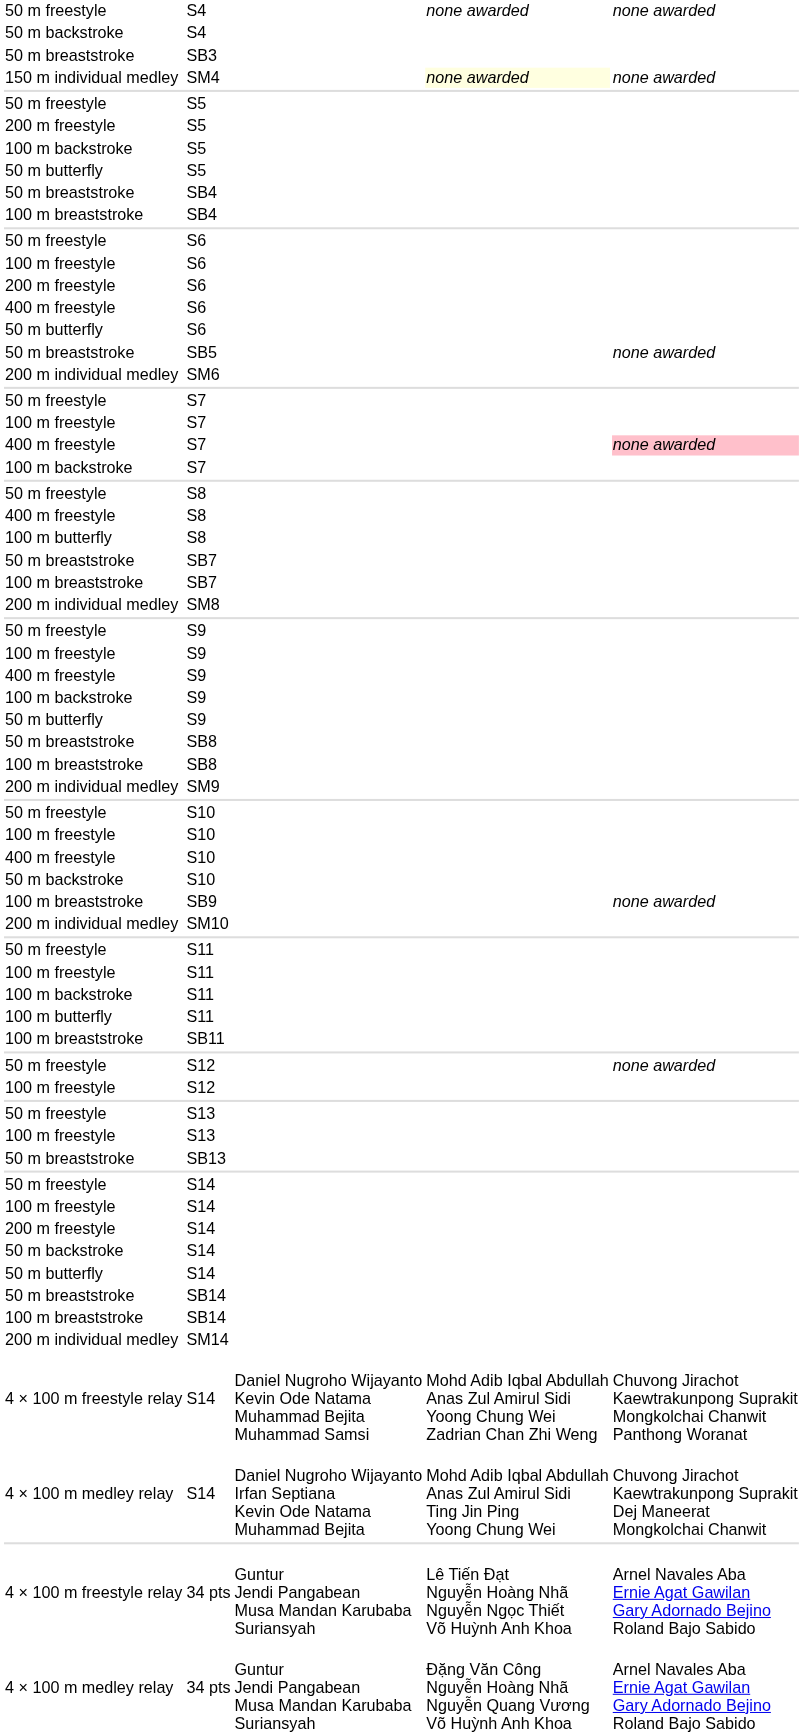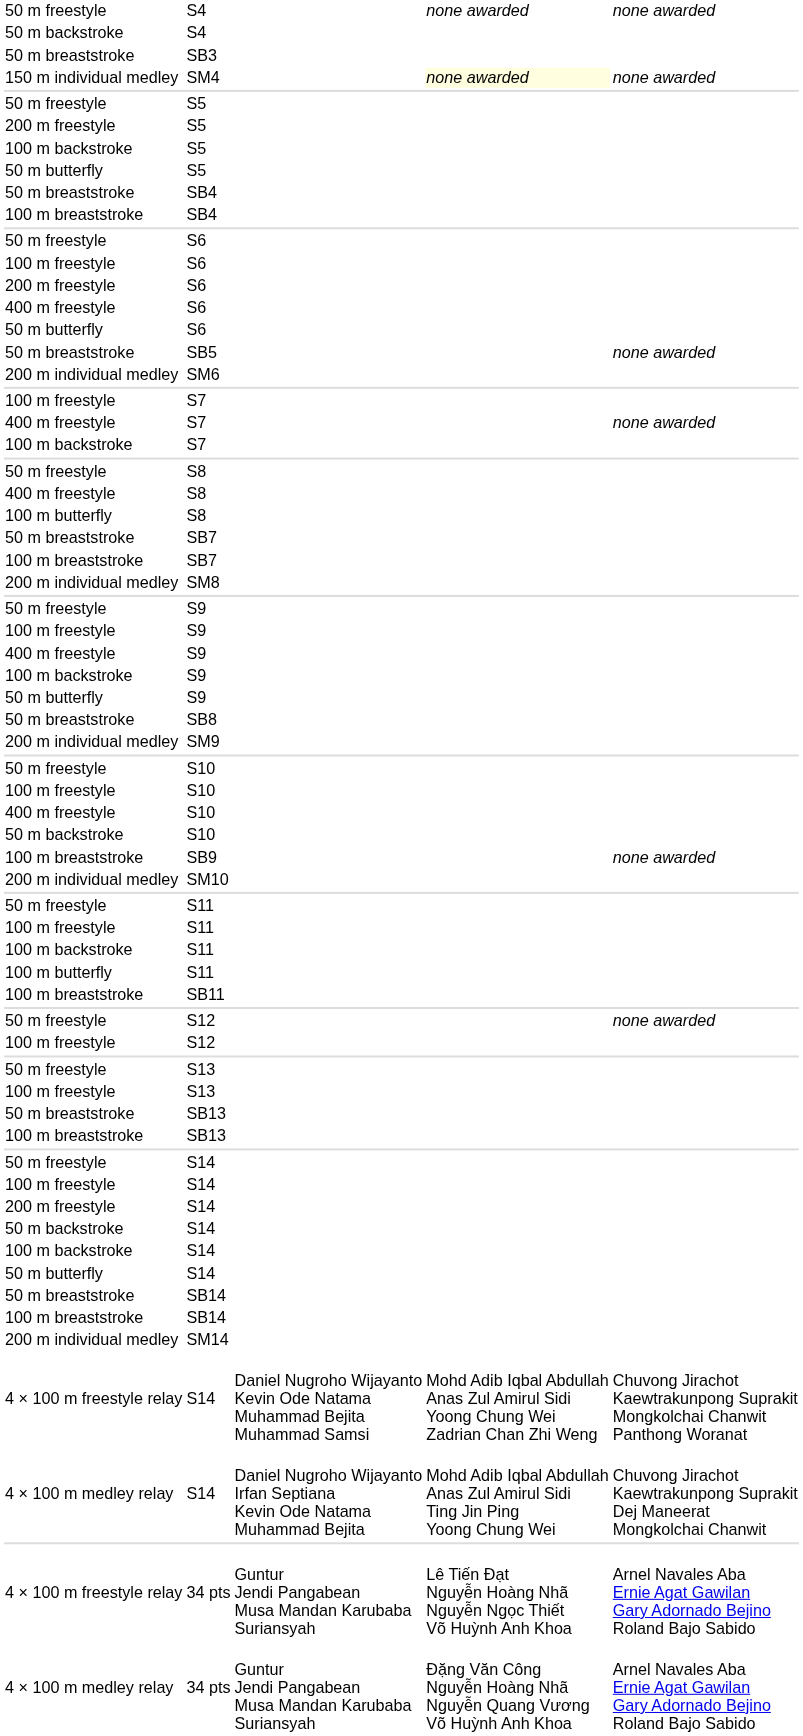- row: (56, 400)
(664, 445) pink background -> (664, 423) no background
- row: (74, 764)
+ row: (74, 1136)
+ row: (69, 1251)
